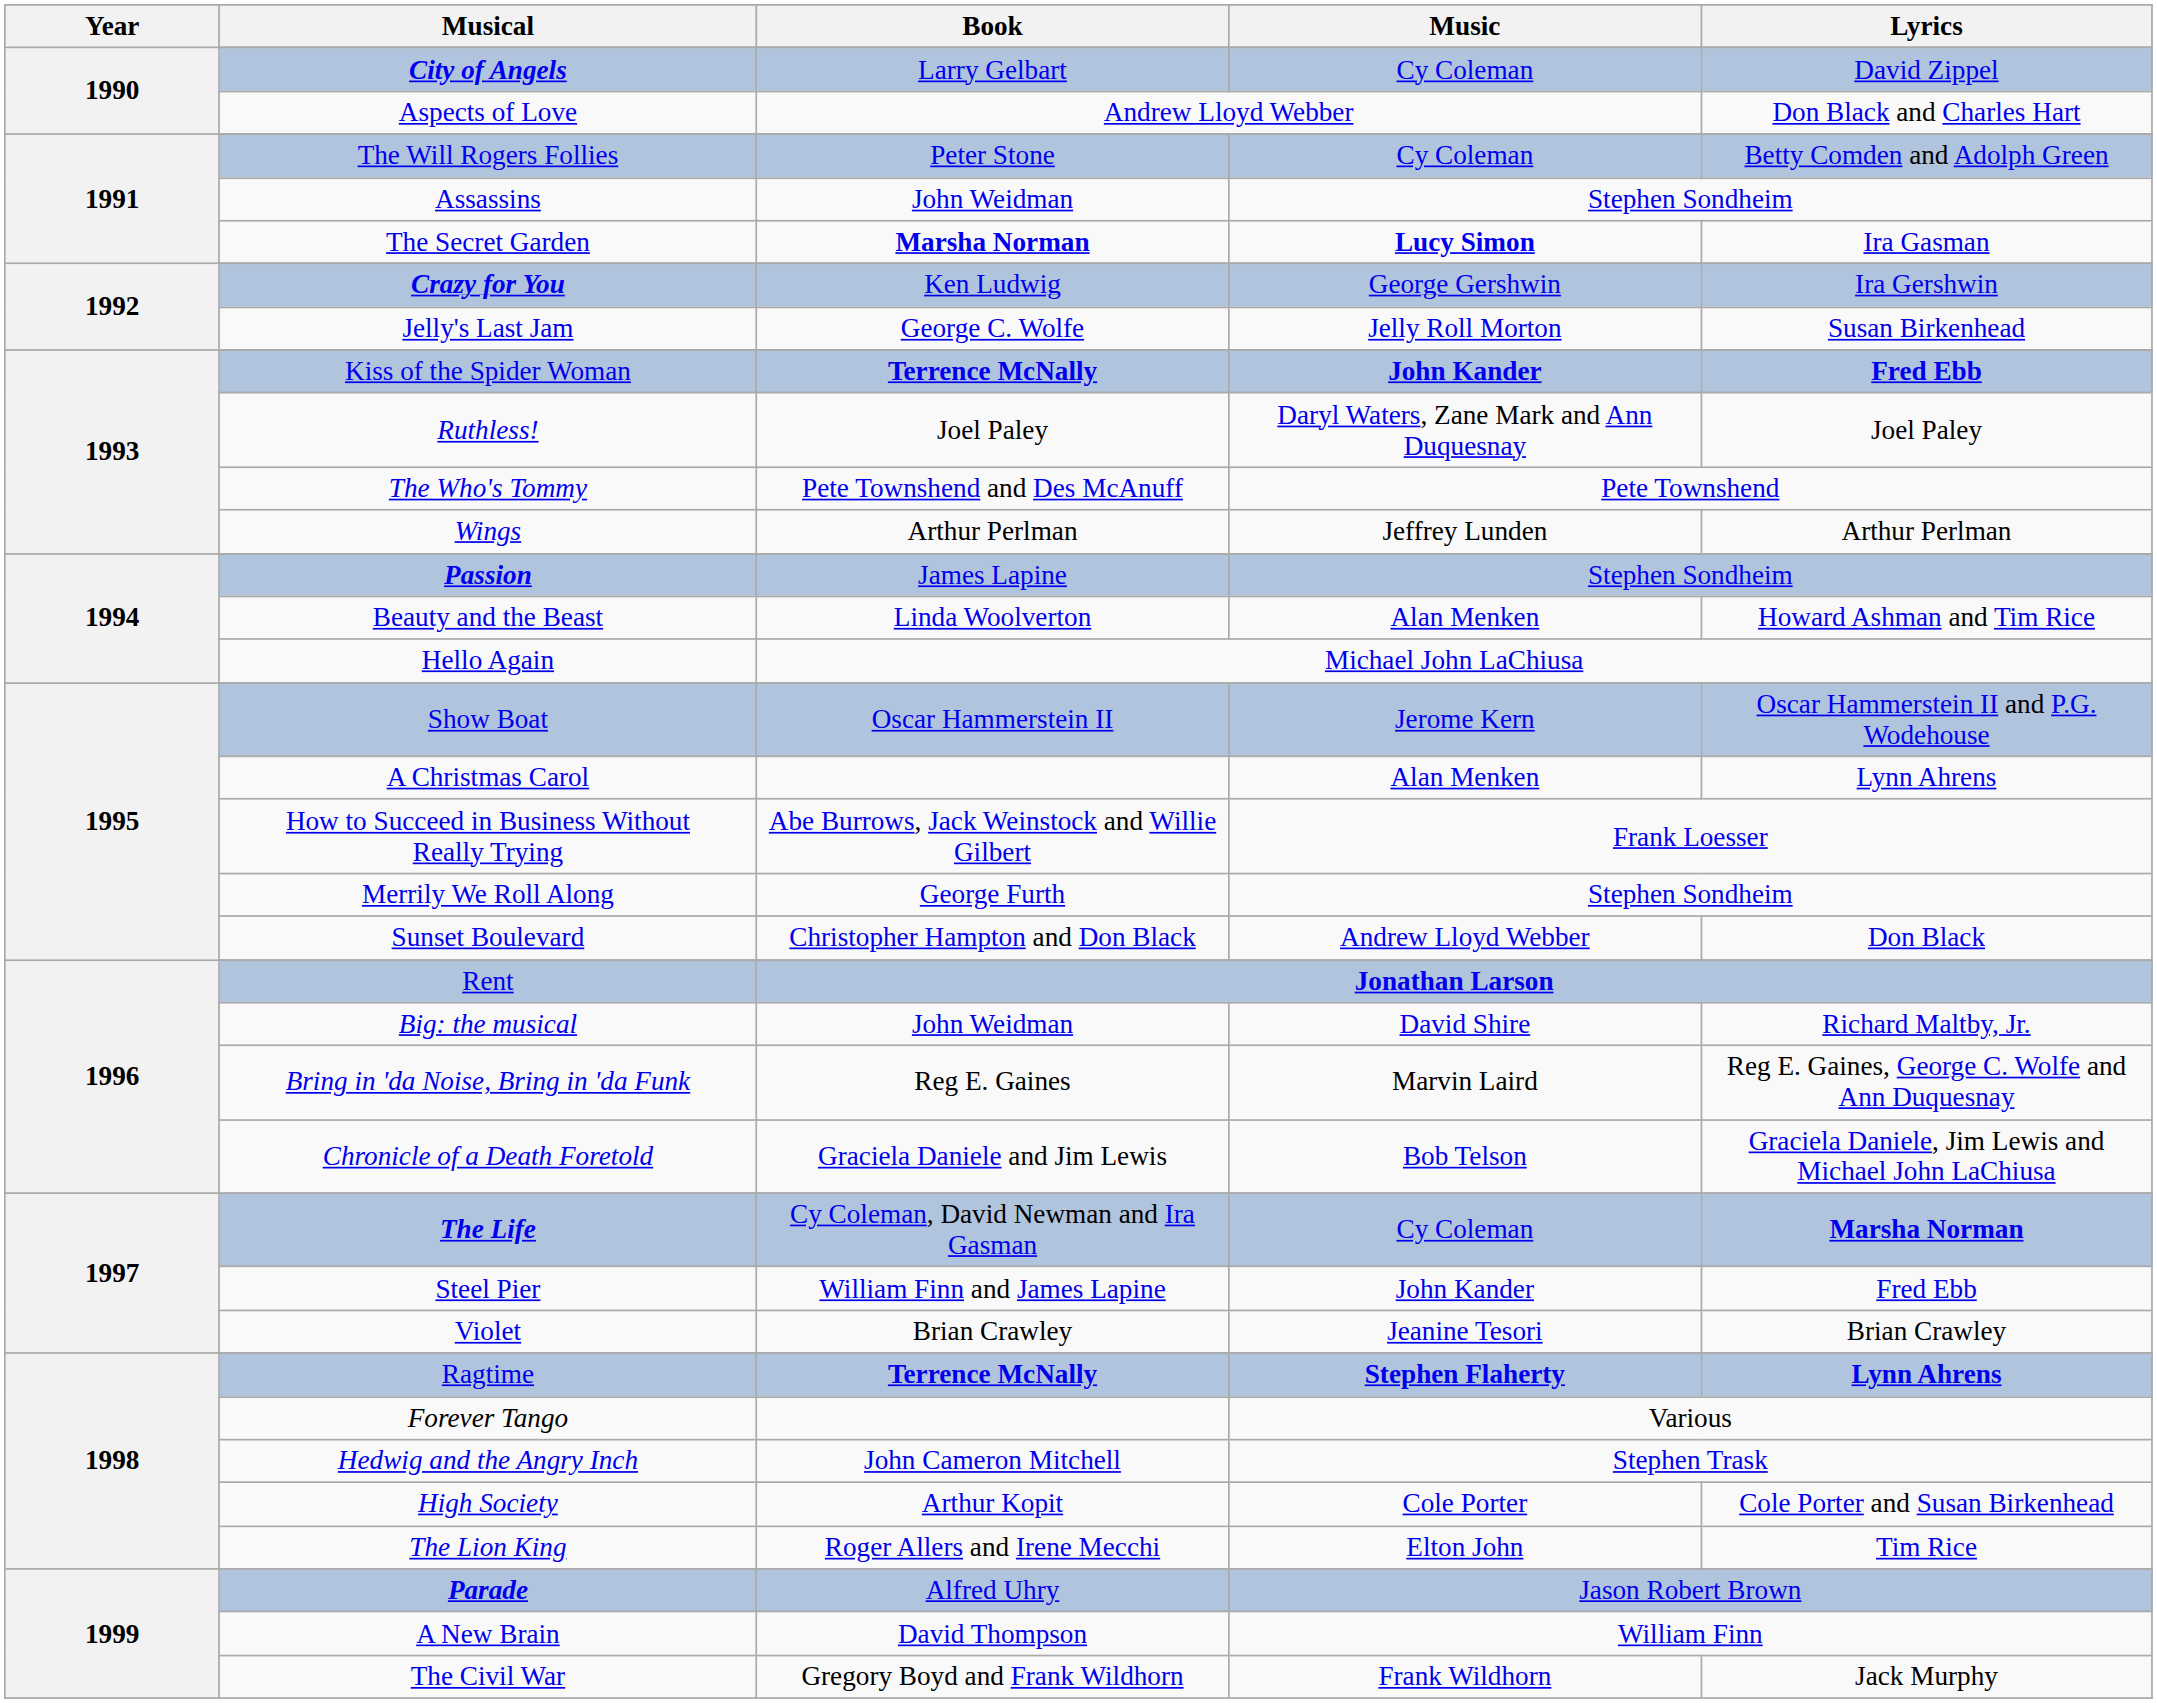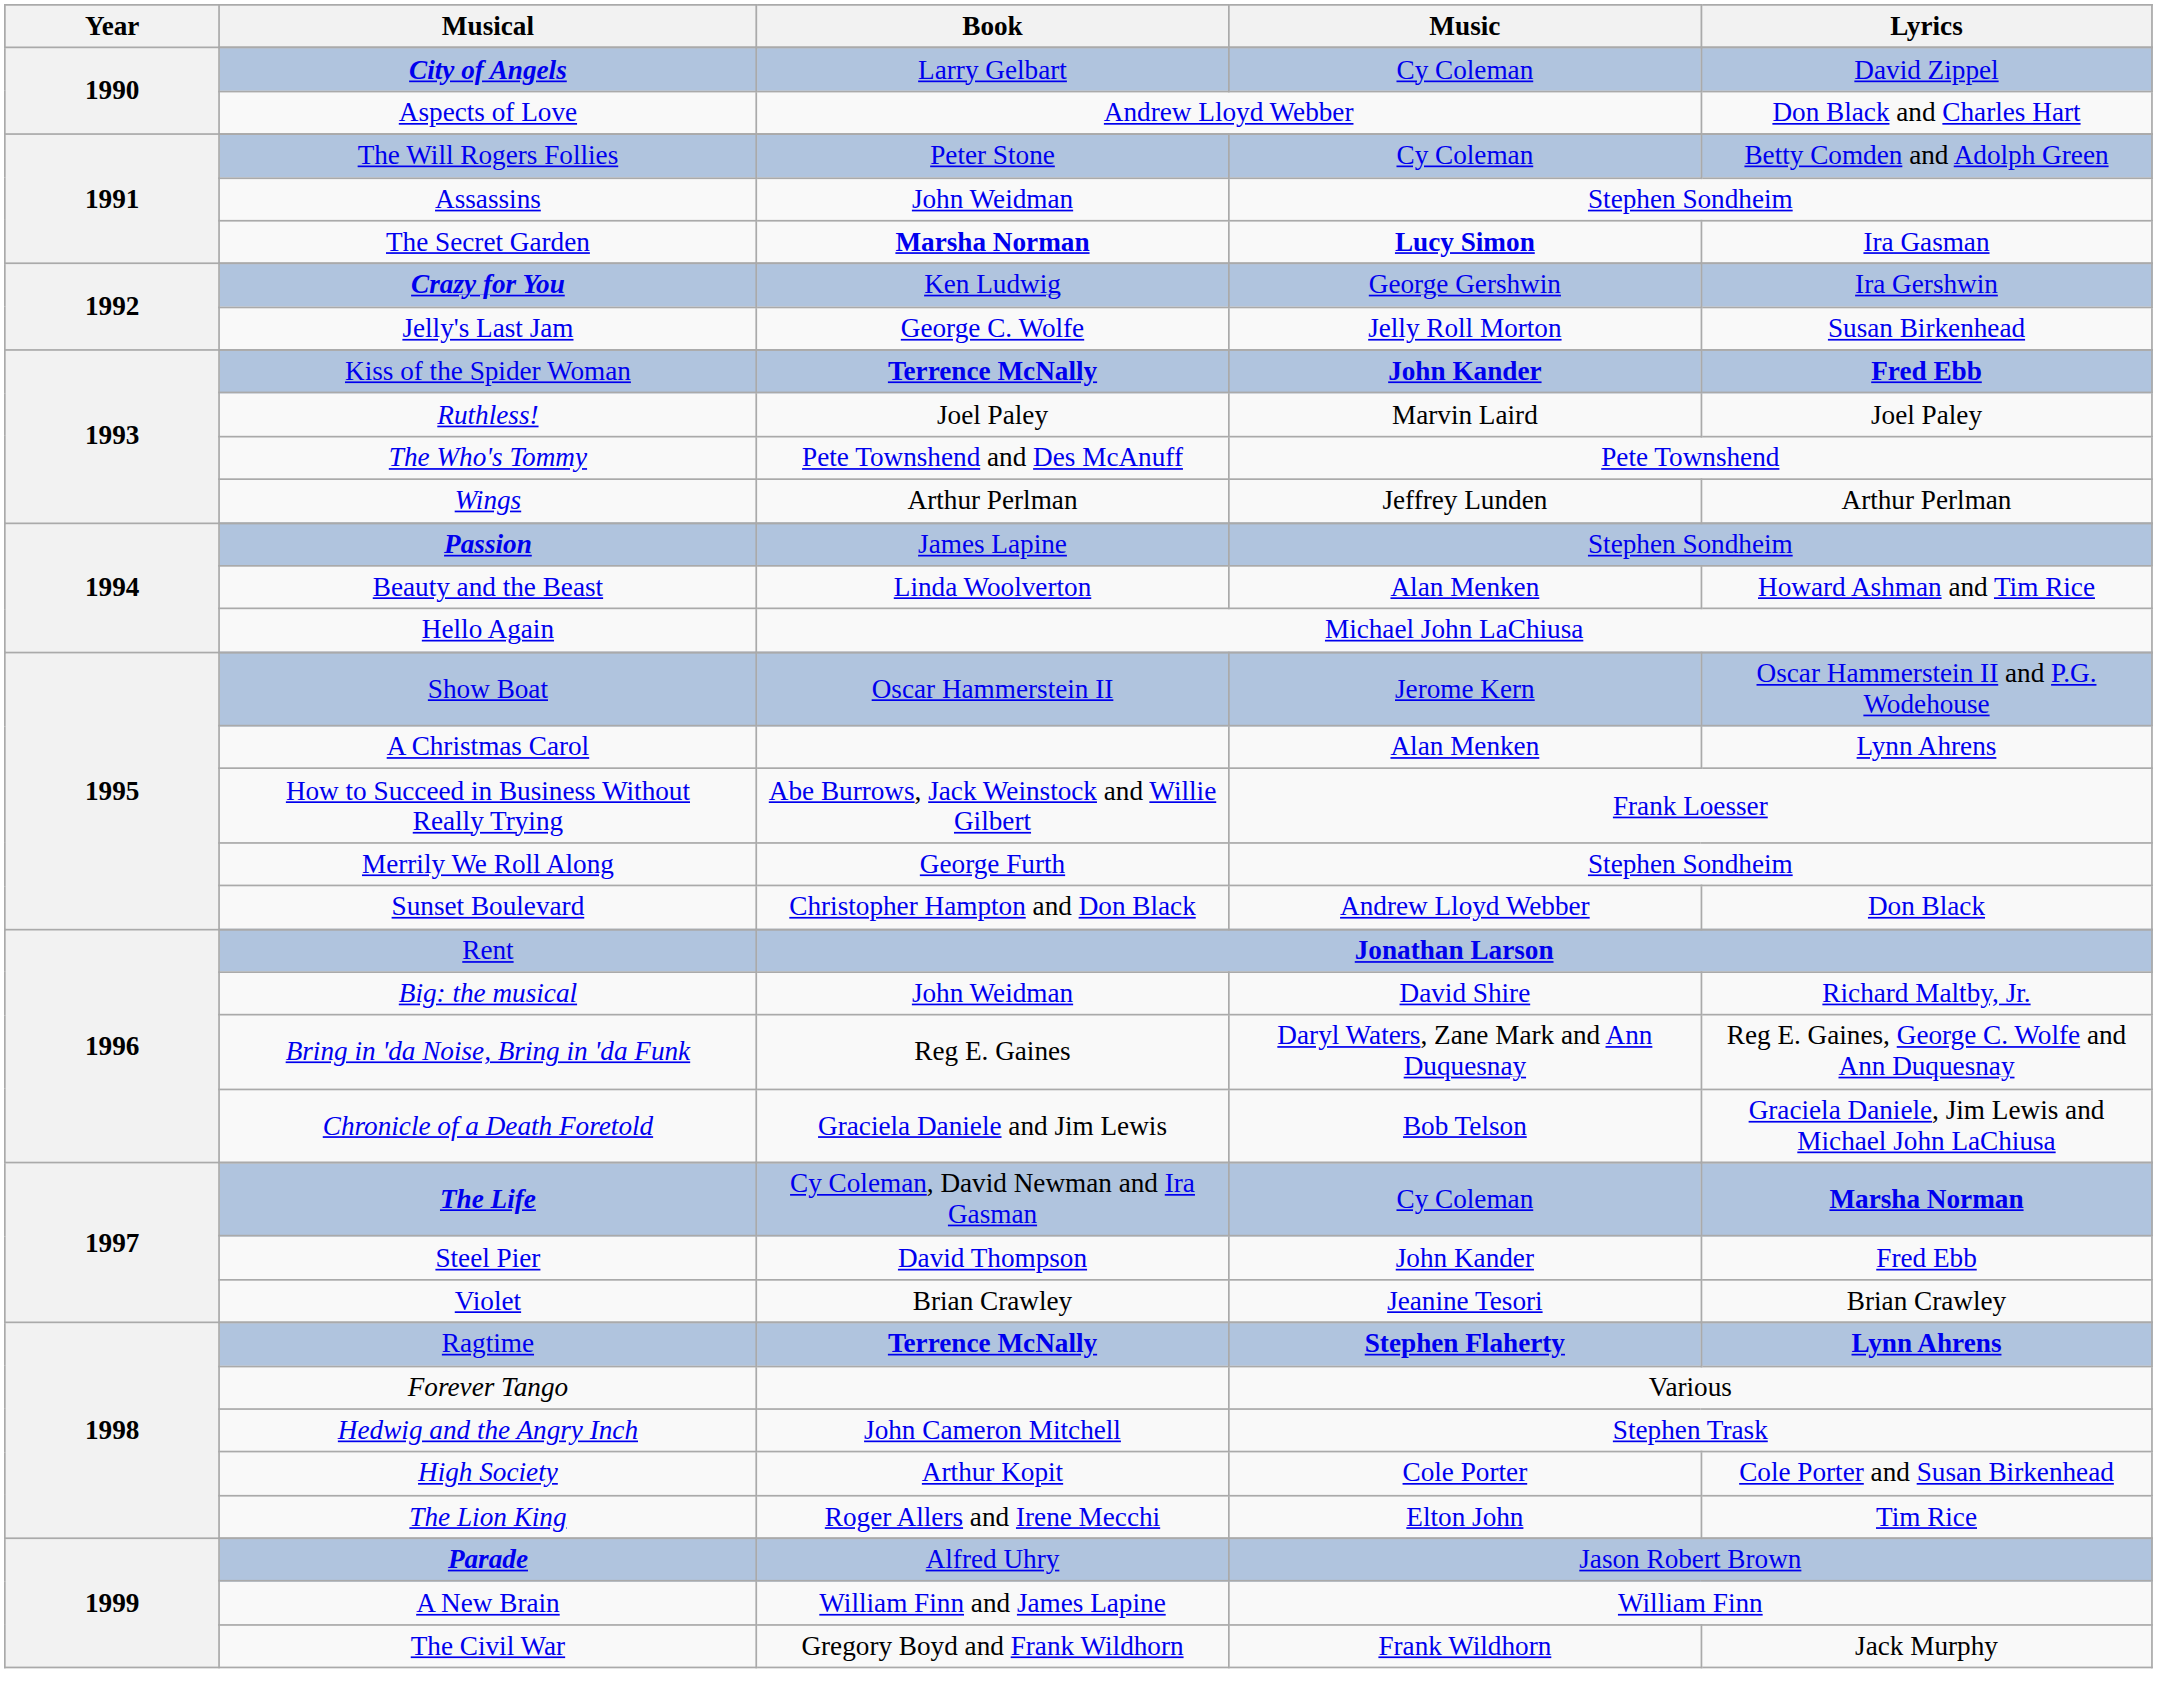(1465, 429) Daryl Waters, Zane Mark and Ann Duquesnay -> (1465, 414) Marvin Laird
(1465, 1082) Marvin Laird -> (1465, 1051) Daryl Waters, Zane Mark and Ann Duquesnay
(992, 1288) William Finn and James Lapine -> (993, 1257) David Thompson
(993, 1633) David Thompson -> (992, 1602) William Finn and James Lapine
